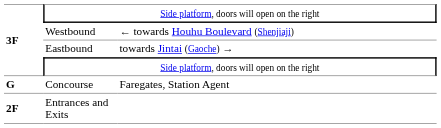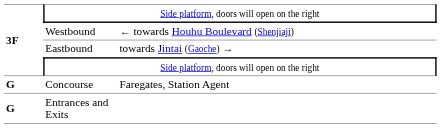(12, 108) 2F -> (10, 108) G
